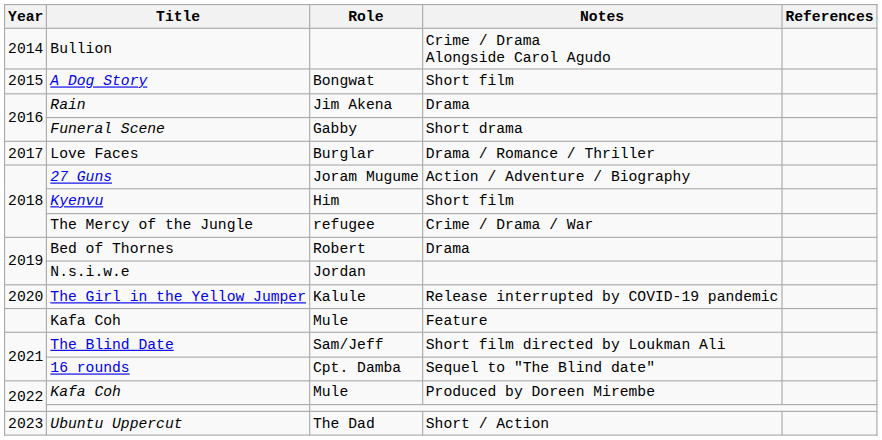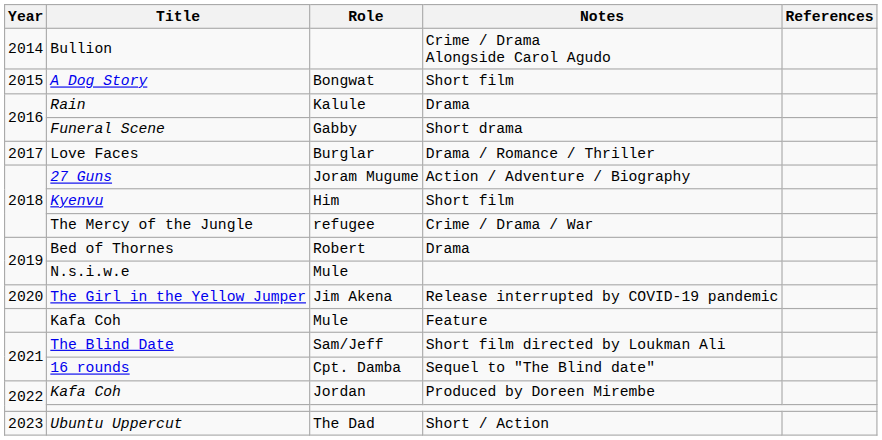(353, 105) Jim Akena -> (339, 105) Kalule
(339, 273) Jordan -> (331, 273) Mule
(339, 297) Kalule -> (353, 297) Jim Akena
(331, 393) Mule -> (339, 393) Jordan
